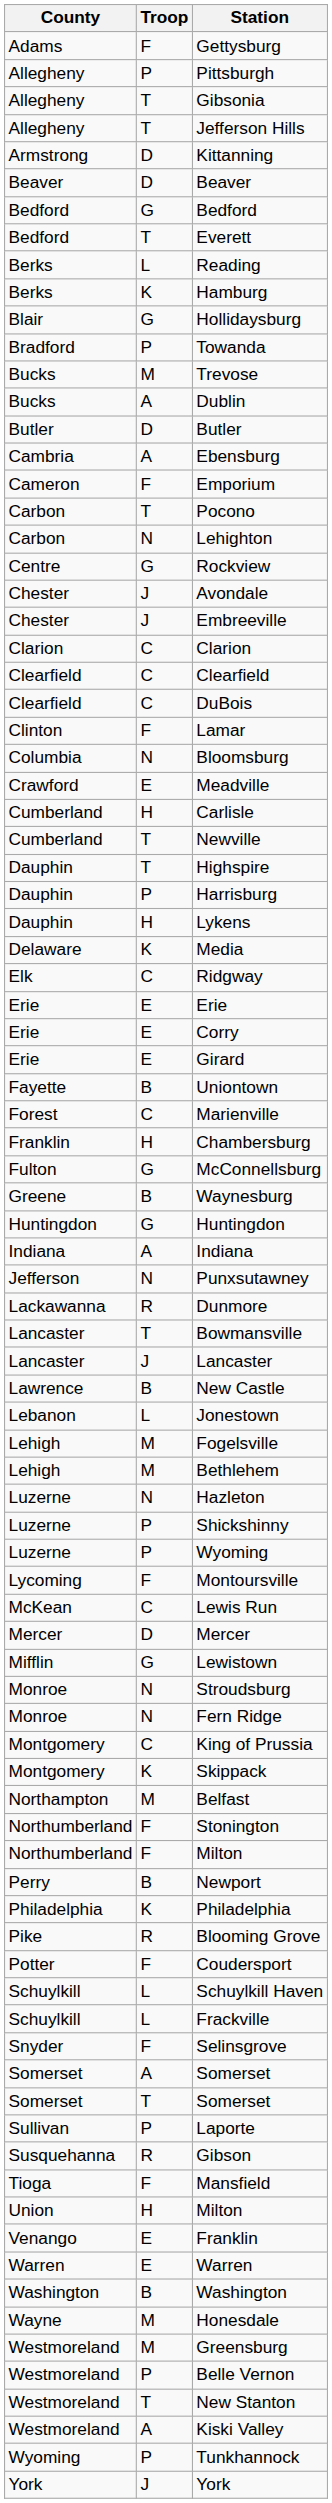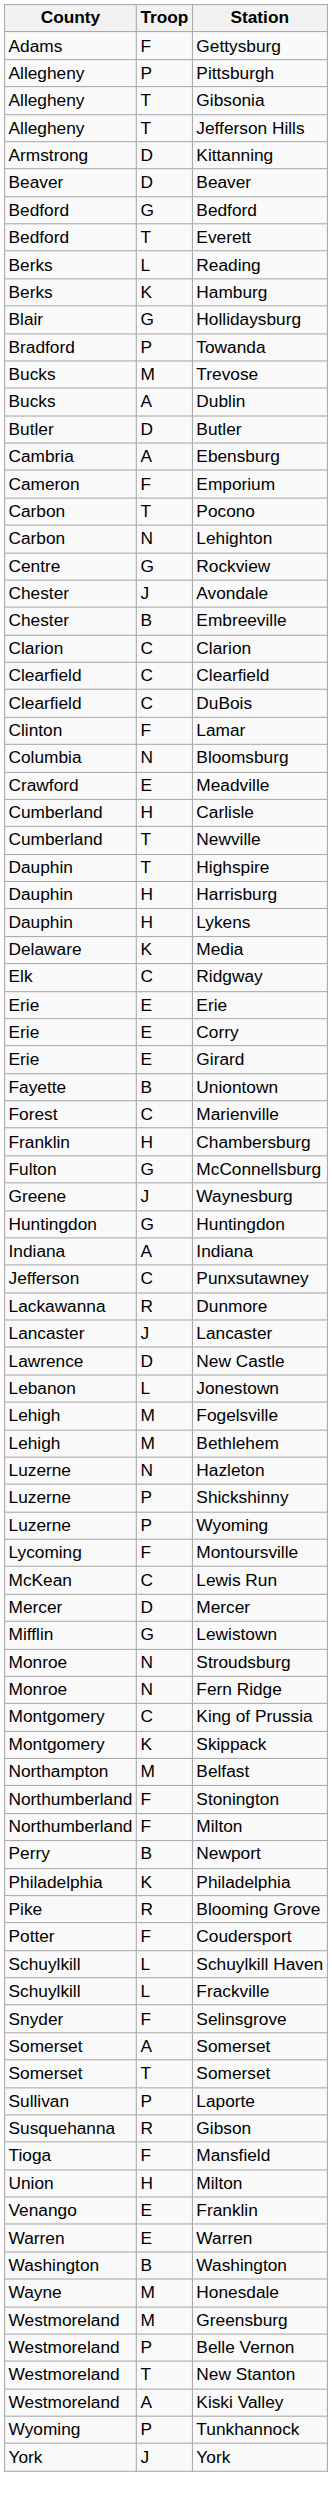(145, 621) J -> (146, 621) B
(146, 895) P -> (147, 895) H
(146, 1196) B -> (145, 1196) J
(147, 1278) N -> (147, 1278) C
- row: (46, 1333)
(146, 1388) B -> (147, 1361) D
